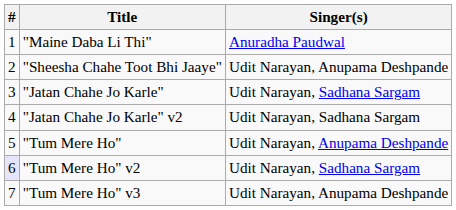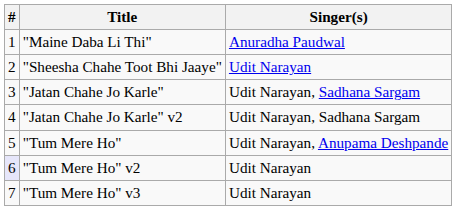(339, 67) Udit Narayan, Anupama Deshpande -> (270, 67) Udit Narayan
(325, 167) Udit Narayan, Sadhana Sargam -> (270, 167) Udit Narayan
(339, 192) Udit Narayan, Anupama Deshpande -> (270, 192) Udit Narayan
